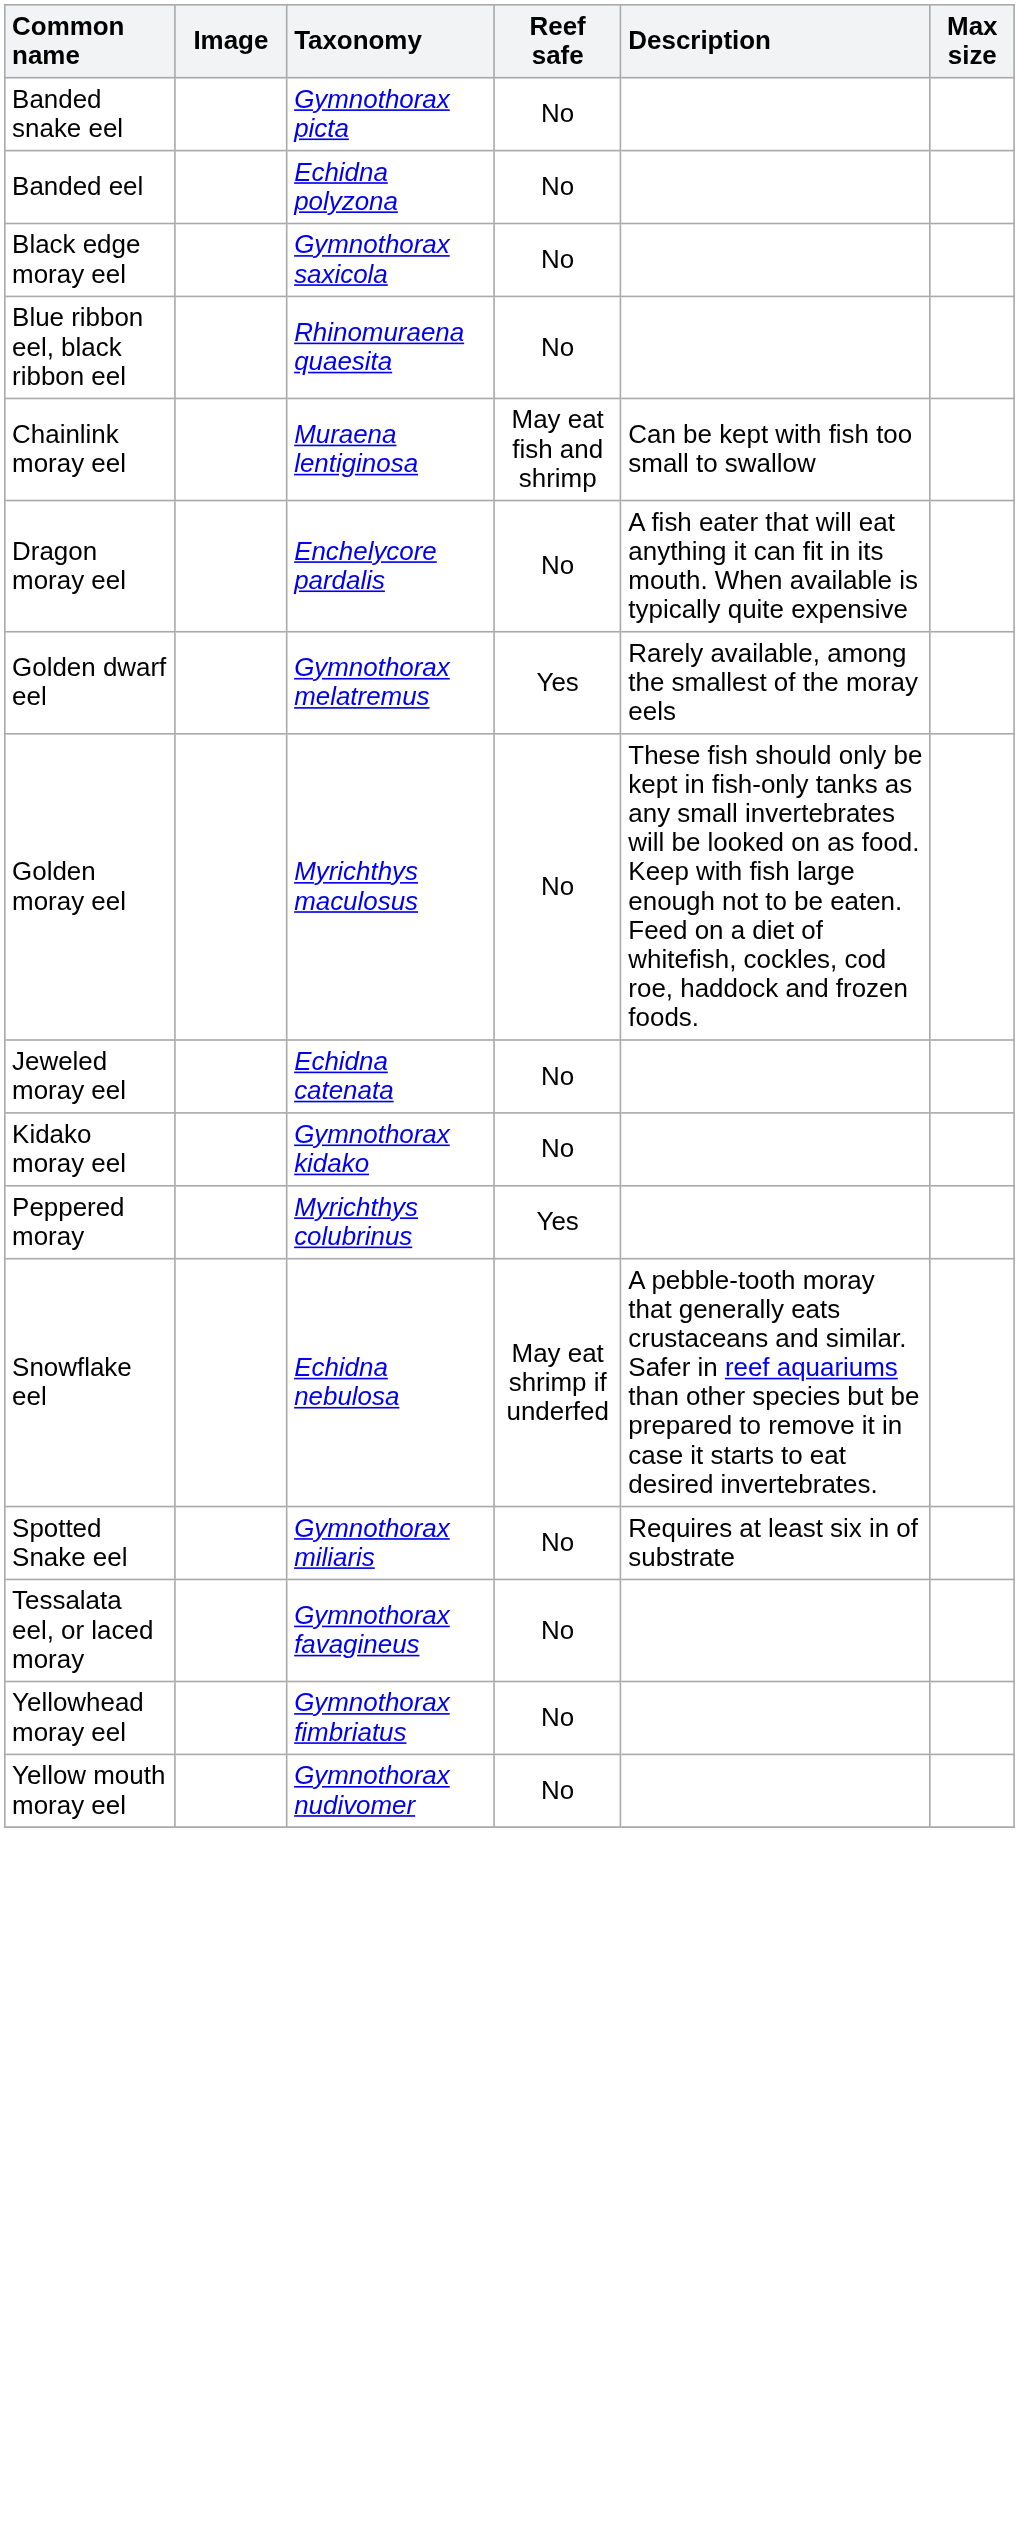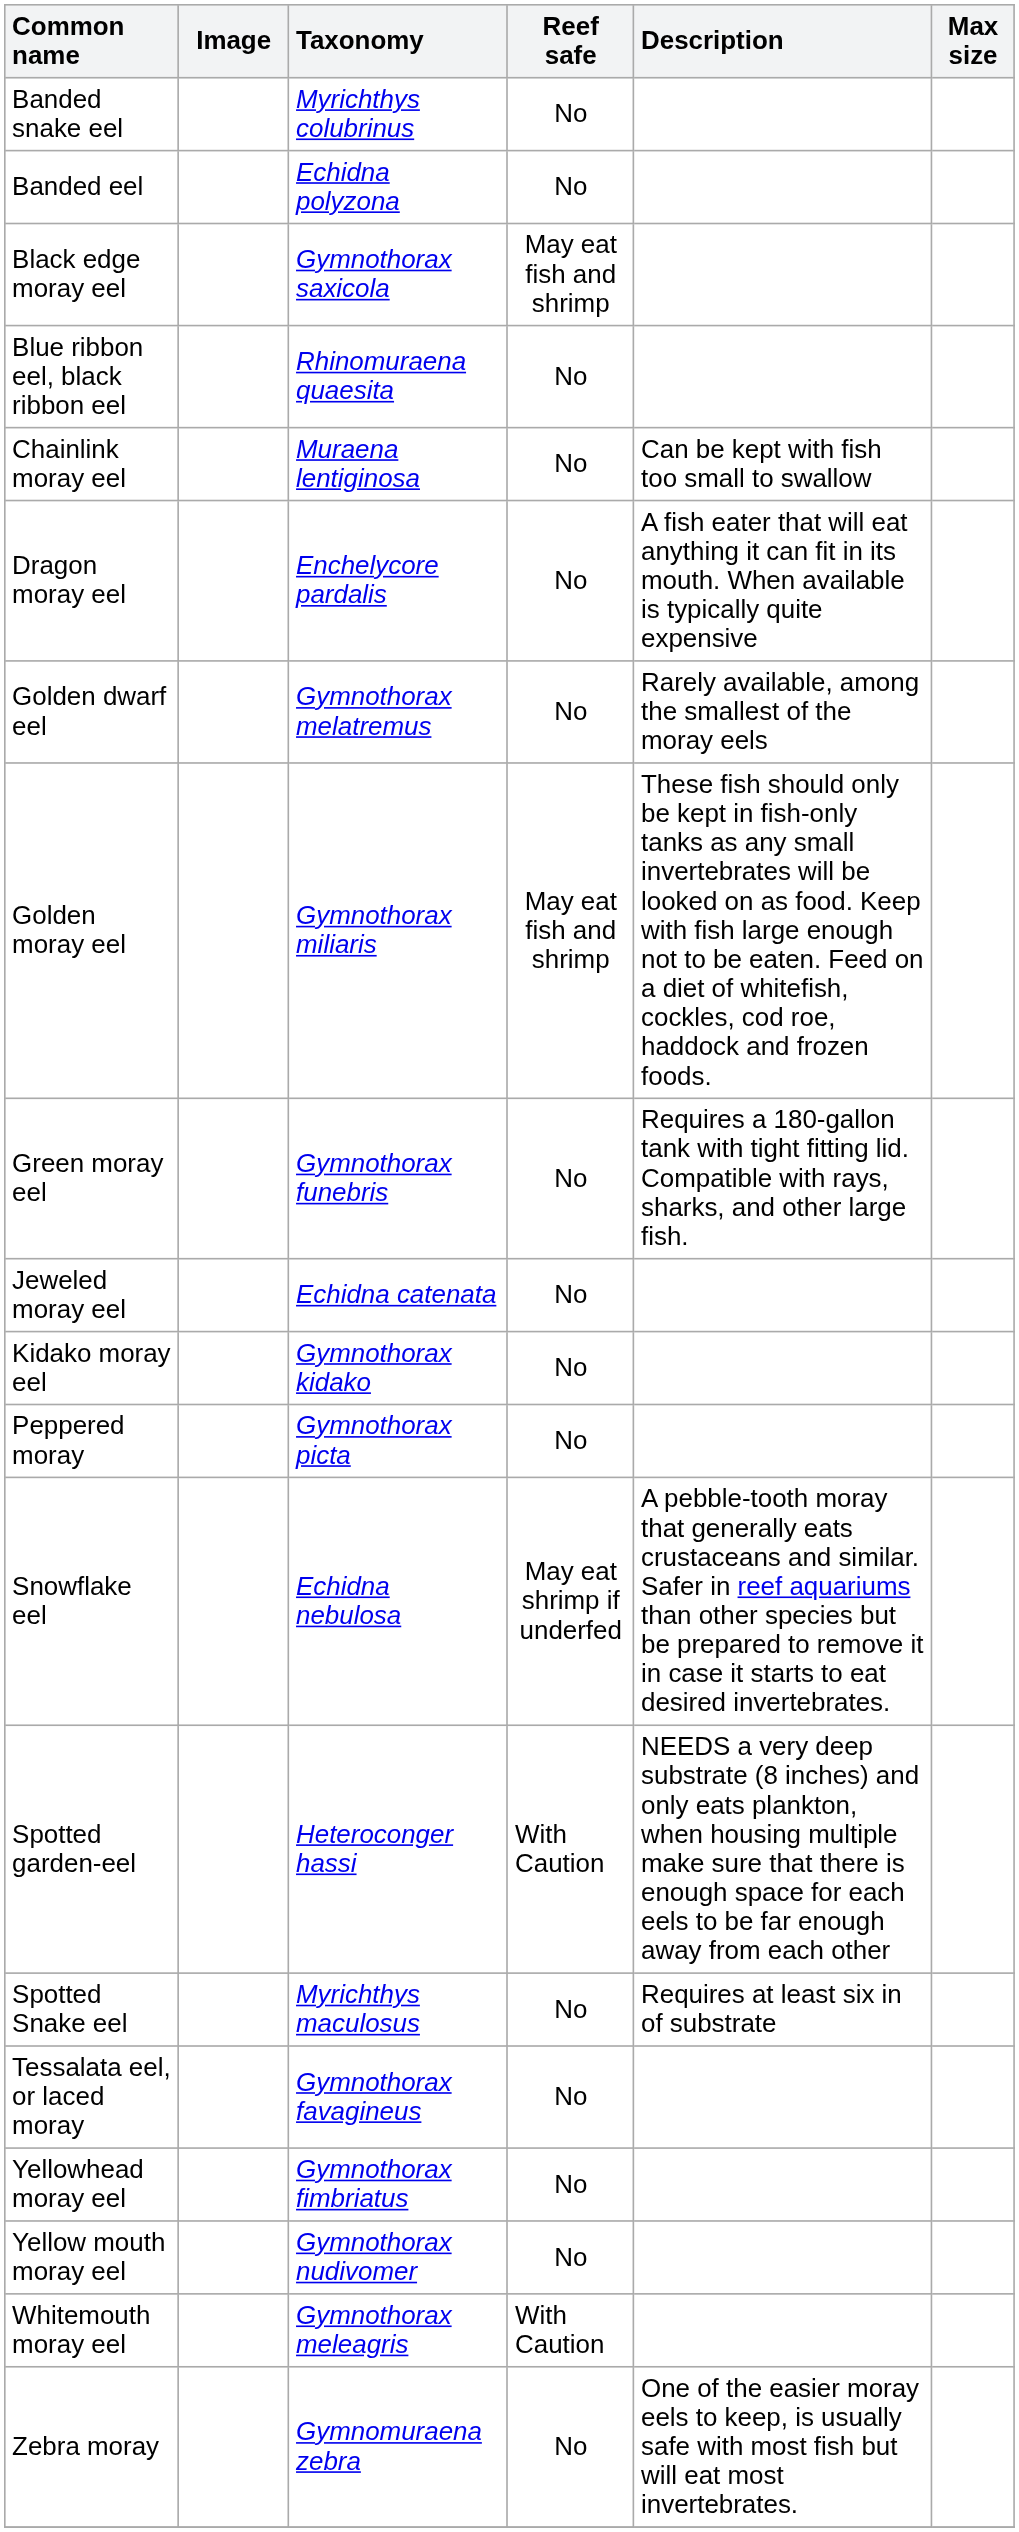(372, 113) Gymnothorax picta -> (358, 113) Myrichthys colubrinus
(558, 259) No -> (571, 274) May eat fish and shrimp
(558, 449) May eat fish and shrimp -> (571, 463) No
(558, 682) Yes -> (571, 711) No
(356, 886) Myrichthys maculosus -> (374, 930) Gymnothorax miliaris
(558, 886) No -> (571, 930) May eat fish and shrimp
+ row: (88, 1178)
(356, 1221) Myrichthys colubrinus -> (374, 1440) Gymnothorax picta
(558, 1221) Yes -> (571, 1440) No
+ row: (74, 1848)
(372, 1542) Gymnothorax miliaris -> (358, 2009) Myrichthys maculosus
+ row: (81, 2330)
+ row: (86, 2446)
